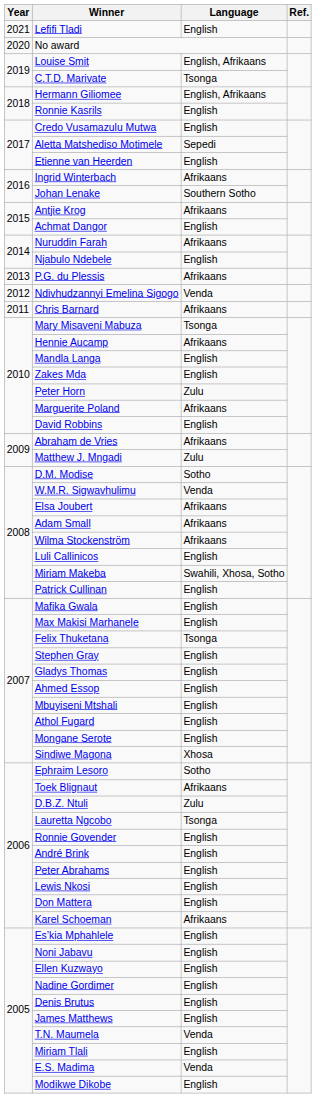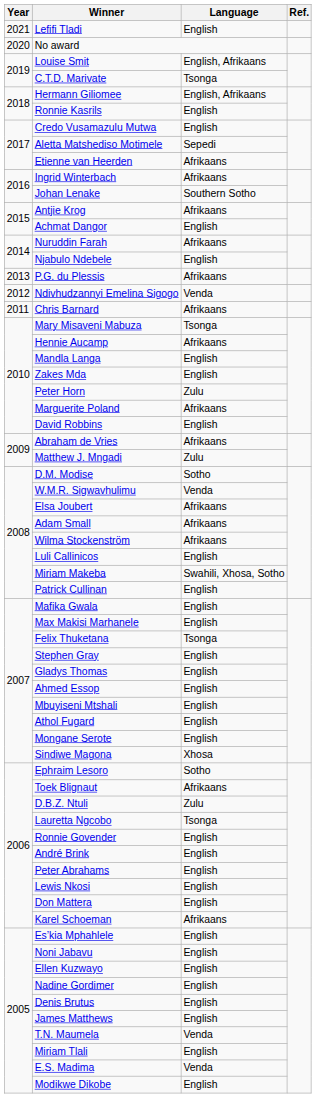(200, 161) English -> (205, 161) Afrikaans
